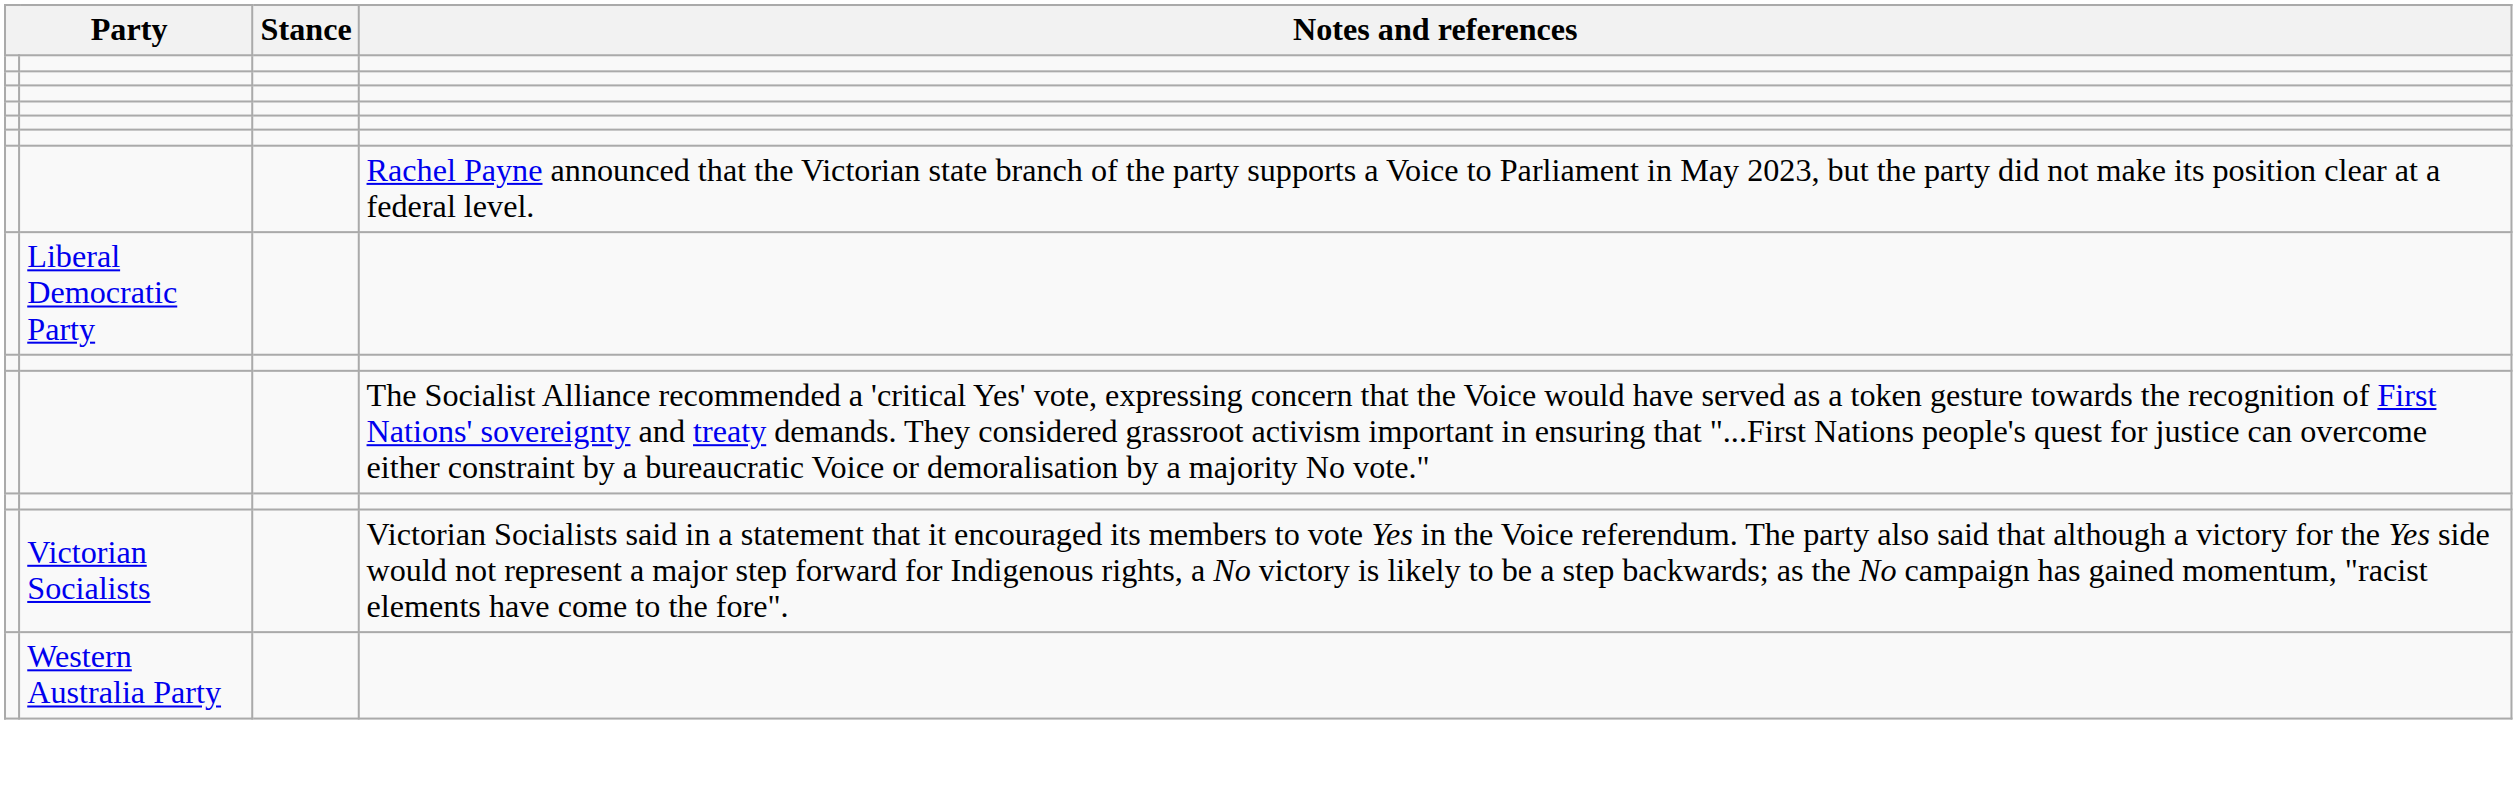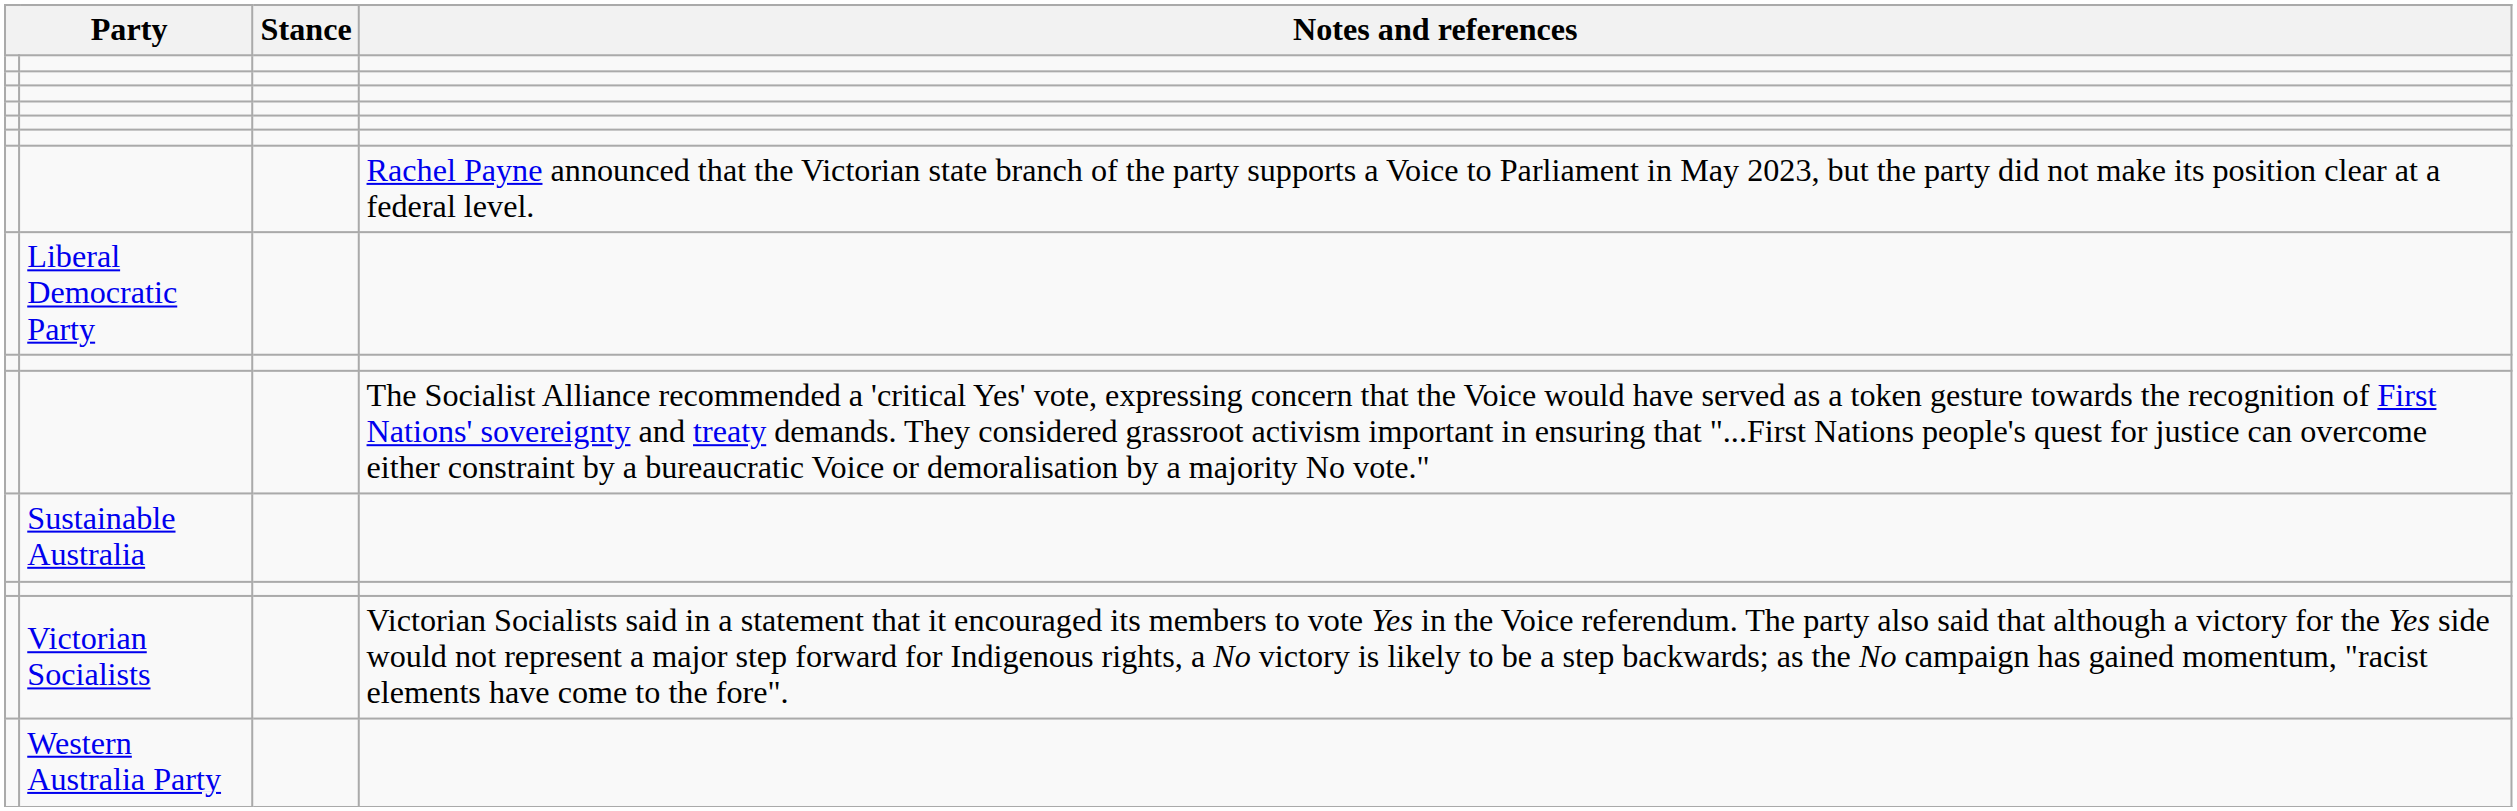+ row: (101, 536)
